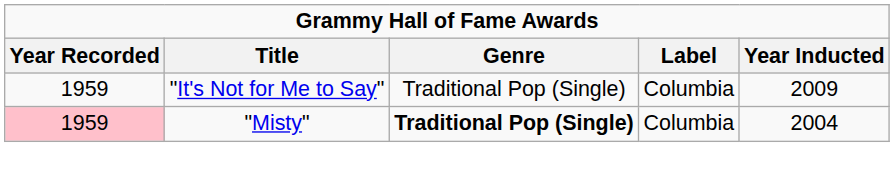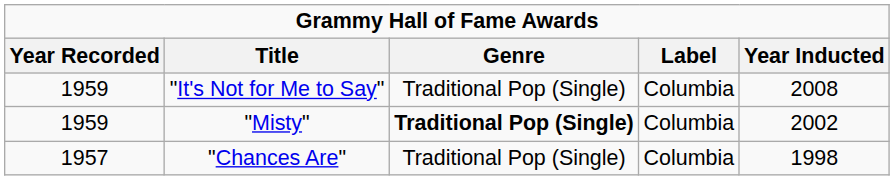(814, 89) 2009 -> (814, 89) 2008
(85, 123) pink background -> (85, 123) no background
(814, 123) 2004 -> (814, 123) 2002
+ row: (277, 157)
